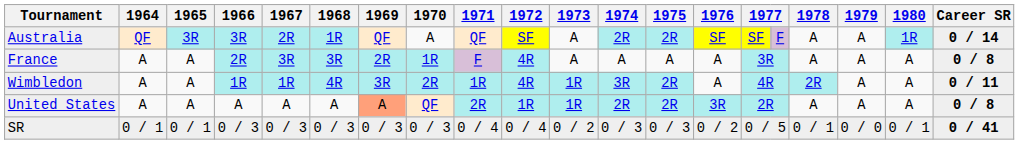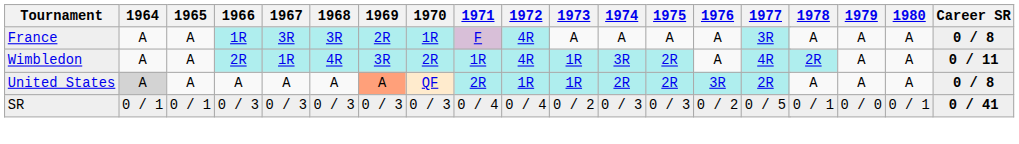- row: (45, 38)
(238, 61) 2R -> (238, 38) 1R
(238, 83) 1R -> (238, 61) 2R
(143, 106) no background -> (143, 83) lightgrey background
